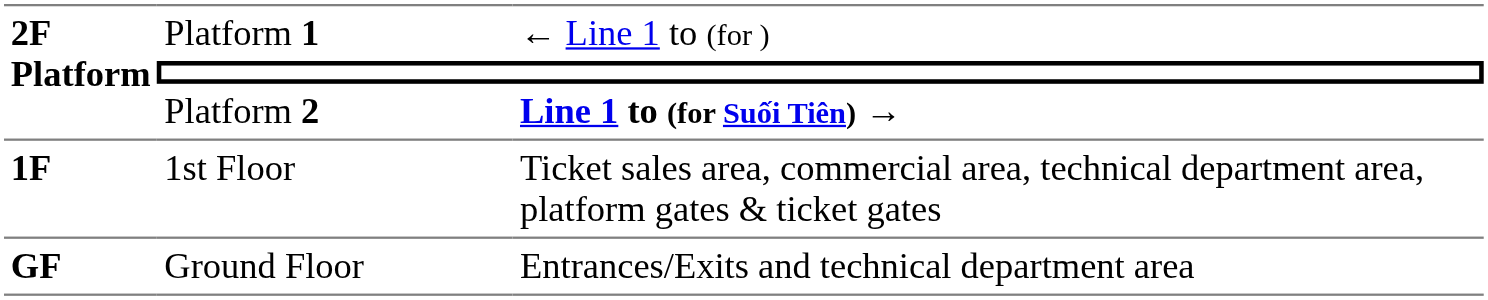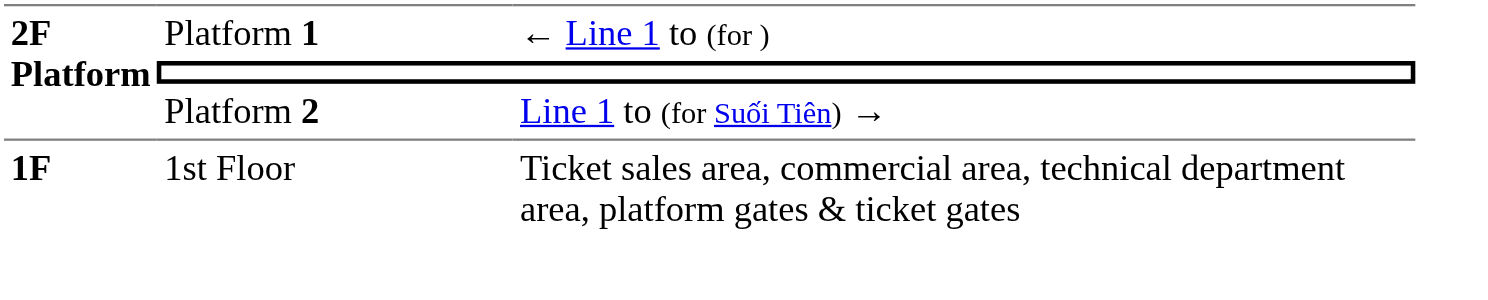(711, 110) bold -> (704, 110) normal
- row: (264, 265)
